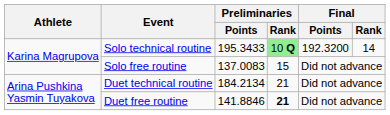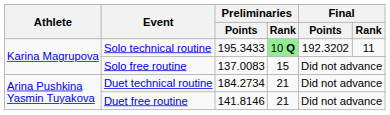(325, 48) 192.3200 -> (325, 48) 192.3202
(369, 48) 14 -> (369, 48) 11
(241, 84) 184.2134 -> (241, 84) 184.2734
(241, 101) 141.8846 -> (241, 101) 141.8146
(283, 101) bold -> (283, 101) normal
